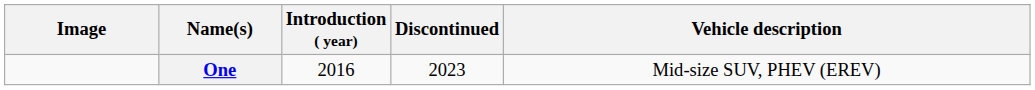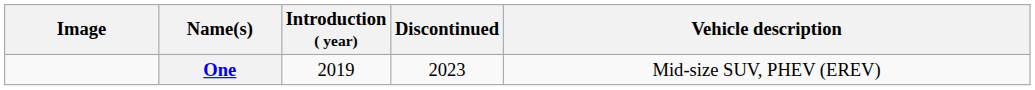(336, 69) 2016 -> (336, 69) 2019
